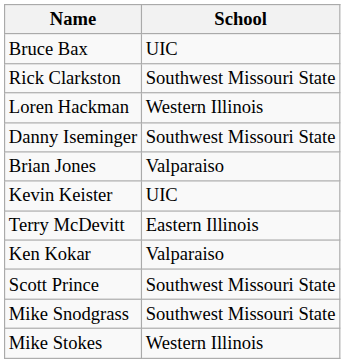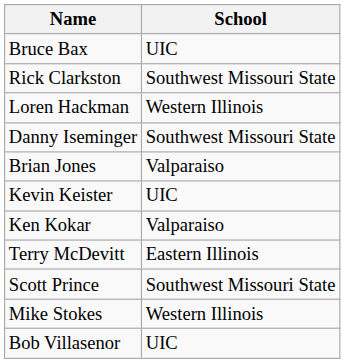rows swapped: (50, 254) <-> (67, 225)
- row: (69, 313)
+ row: (65, 343)
